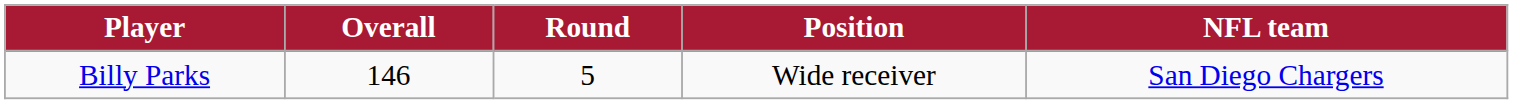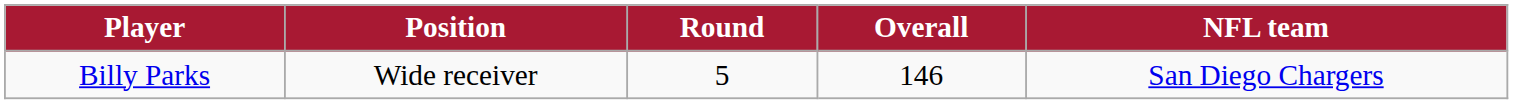columns swapped: (854, 27) <-> (388, 27)
